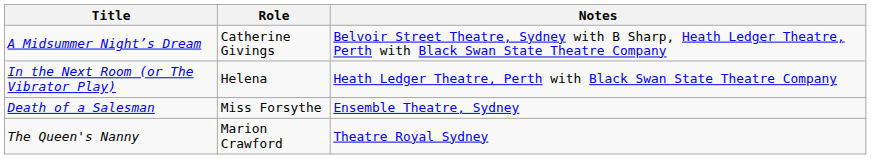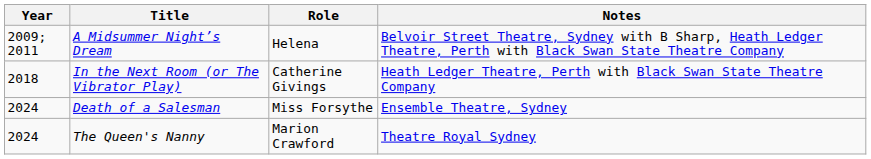+ column: (37, 15)
(256, 43) Catherine Givings -> (296, 43) Helena
(244, 79) Helena -> (307, 79) Catherine Givings
